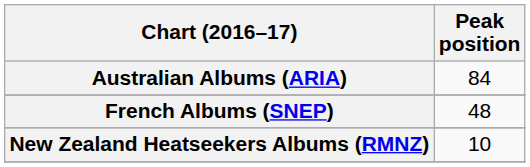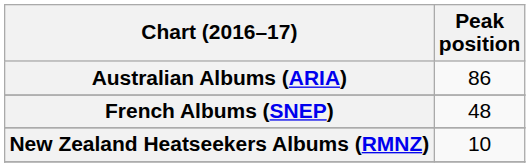(480, 77) 84 -> (480, 77) 86
